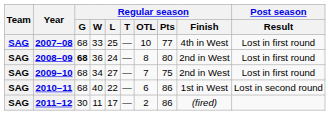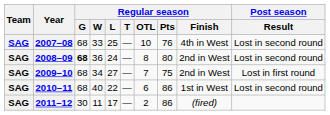(167, 42) 77 -> (167, 42) 76
(278, 42) Lost in first round -> (278, 42) Lost in second round
(278, 58) Lost in first round -> (278, 58) Lost in second round
